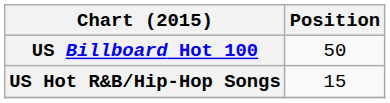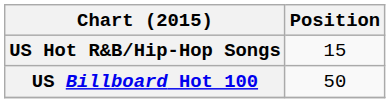rows swapped: (145, 51) <-> (145, 82)
